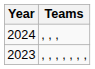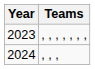rows swapped: (21, 54) <-> (21, 34)
